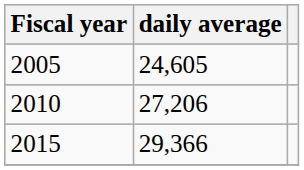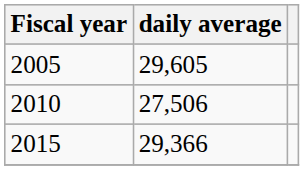(173, 64) 24,605 -> (173, 64) 29,605
(173, 104) 27,206 -> (173, 104) 27,506
